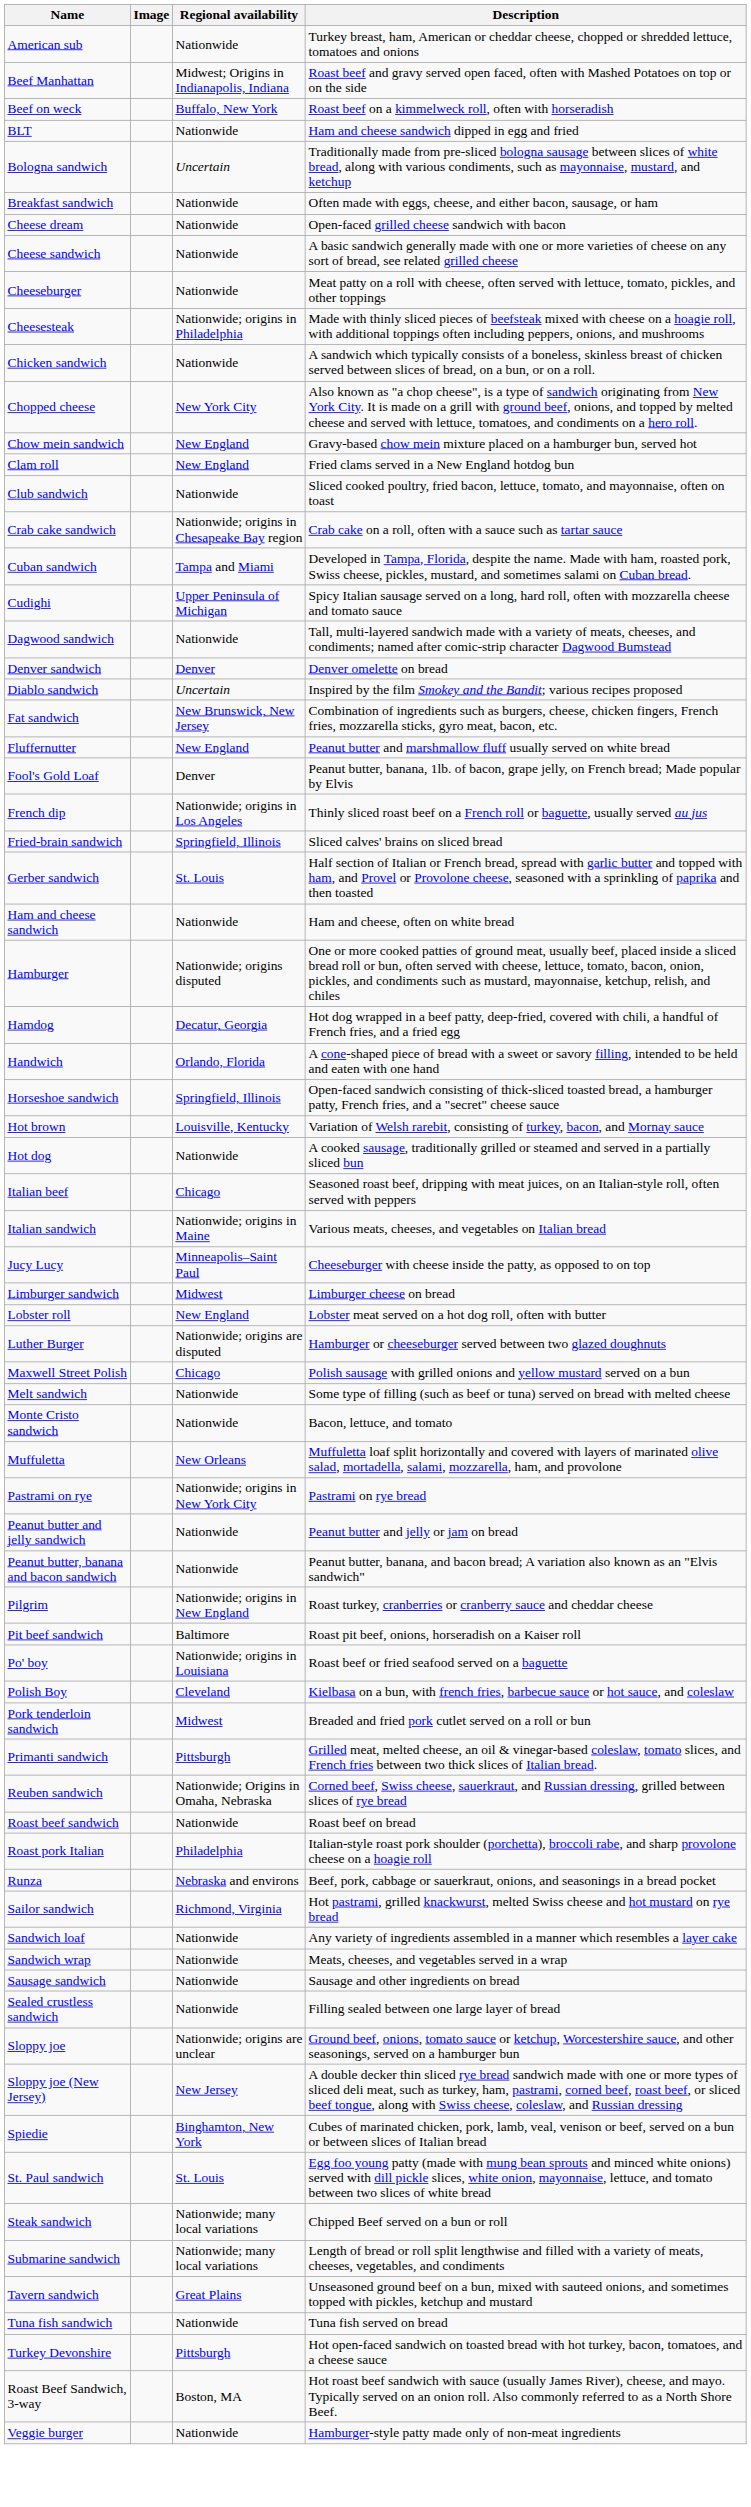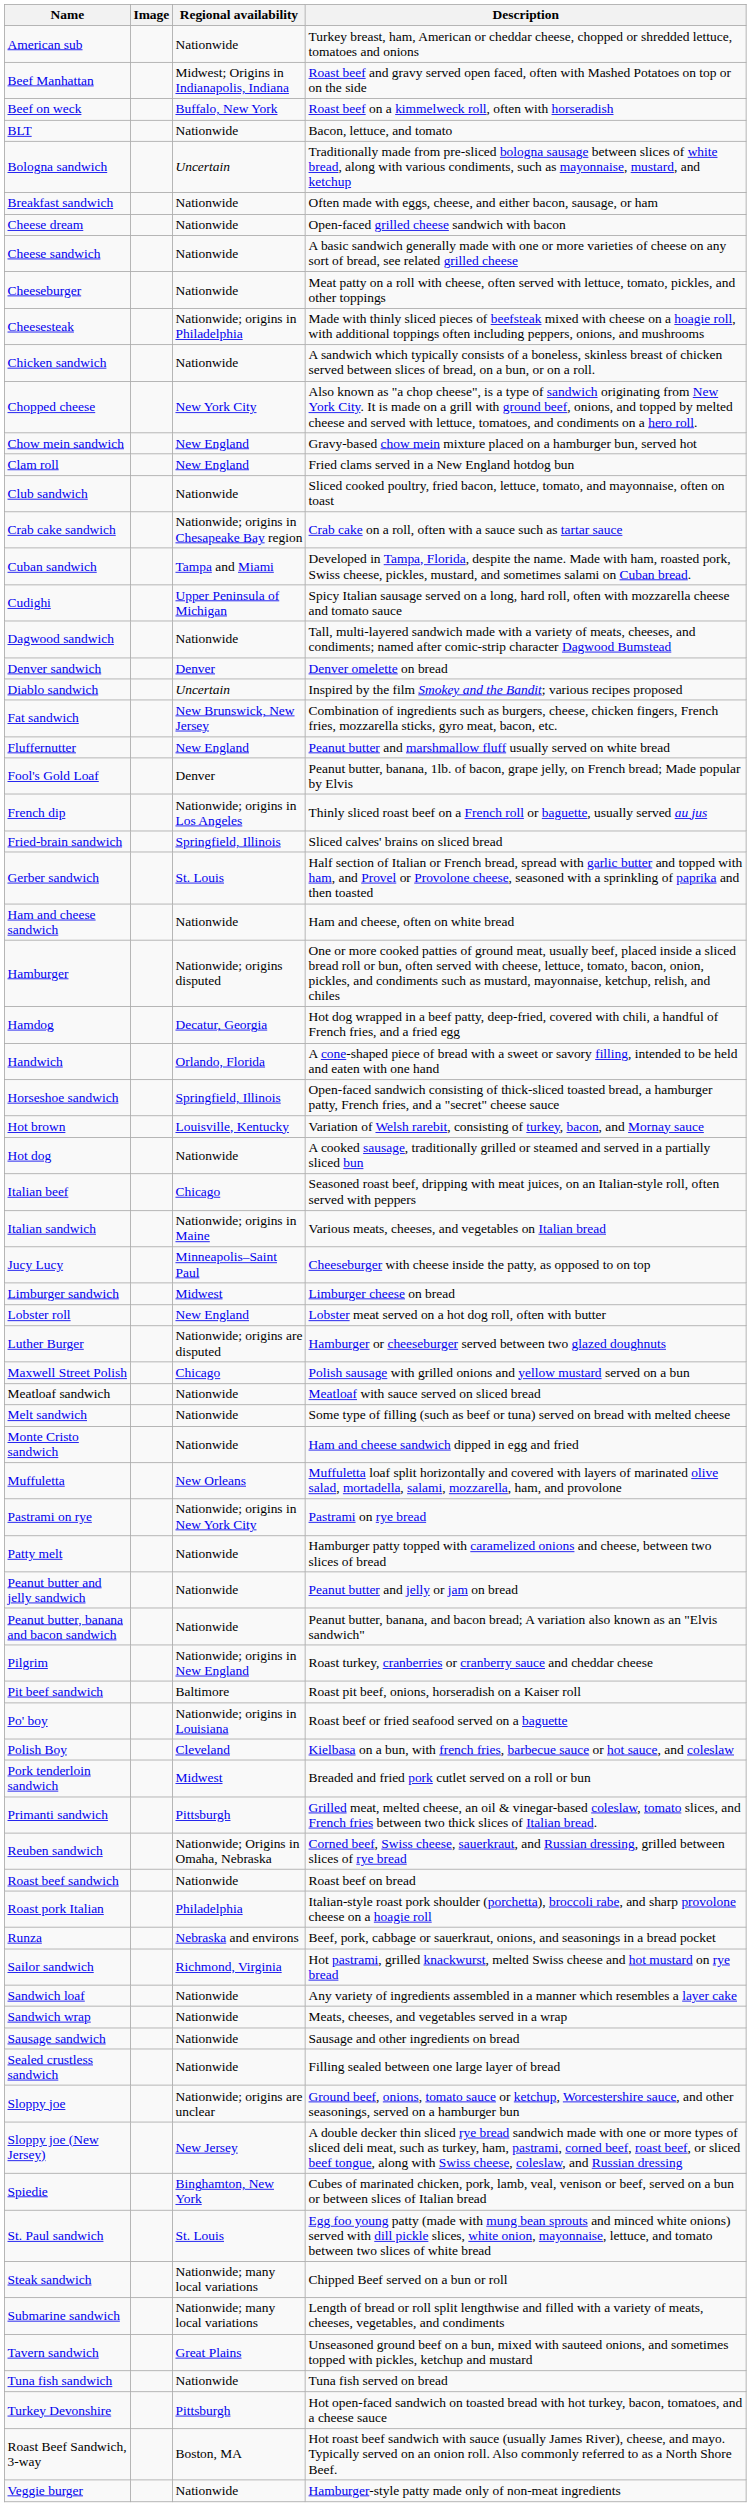(444, 130) Ham and cheese sandwich dipped in egg and fried -> (380, 130) Bacon, lettuce, and tomato
+ row: (59, 1394)
(380, 1423) Bacon, lettuce, and tomato -> (444, 1444) Ham and cheese sandwich dipped in egg and fried
+ row: (35, 1553)
